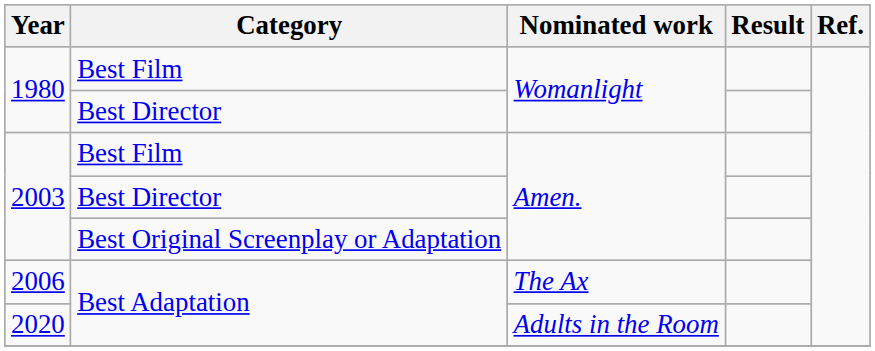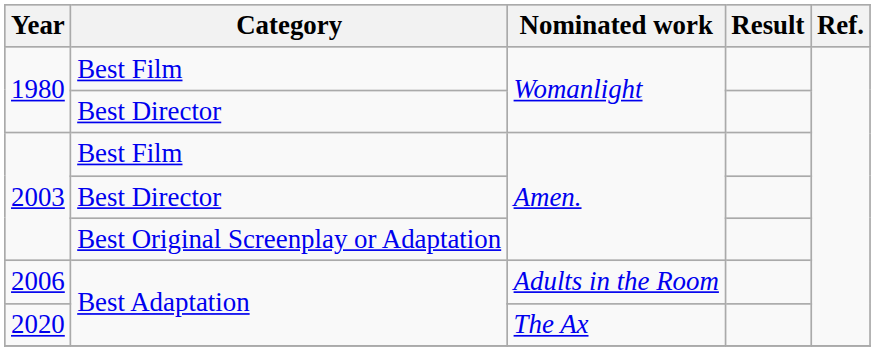(551, 281) The Ax -> (616, 281) Adults in the Room
(616, 324) Adults in the Room -> (551, 324) The Ax
